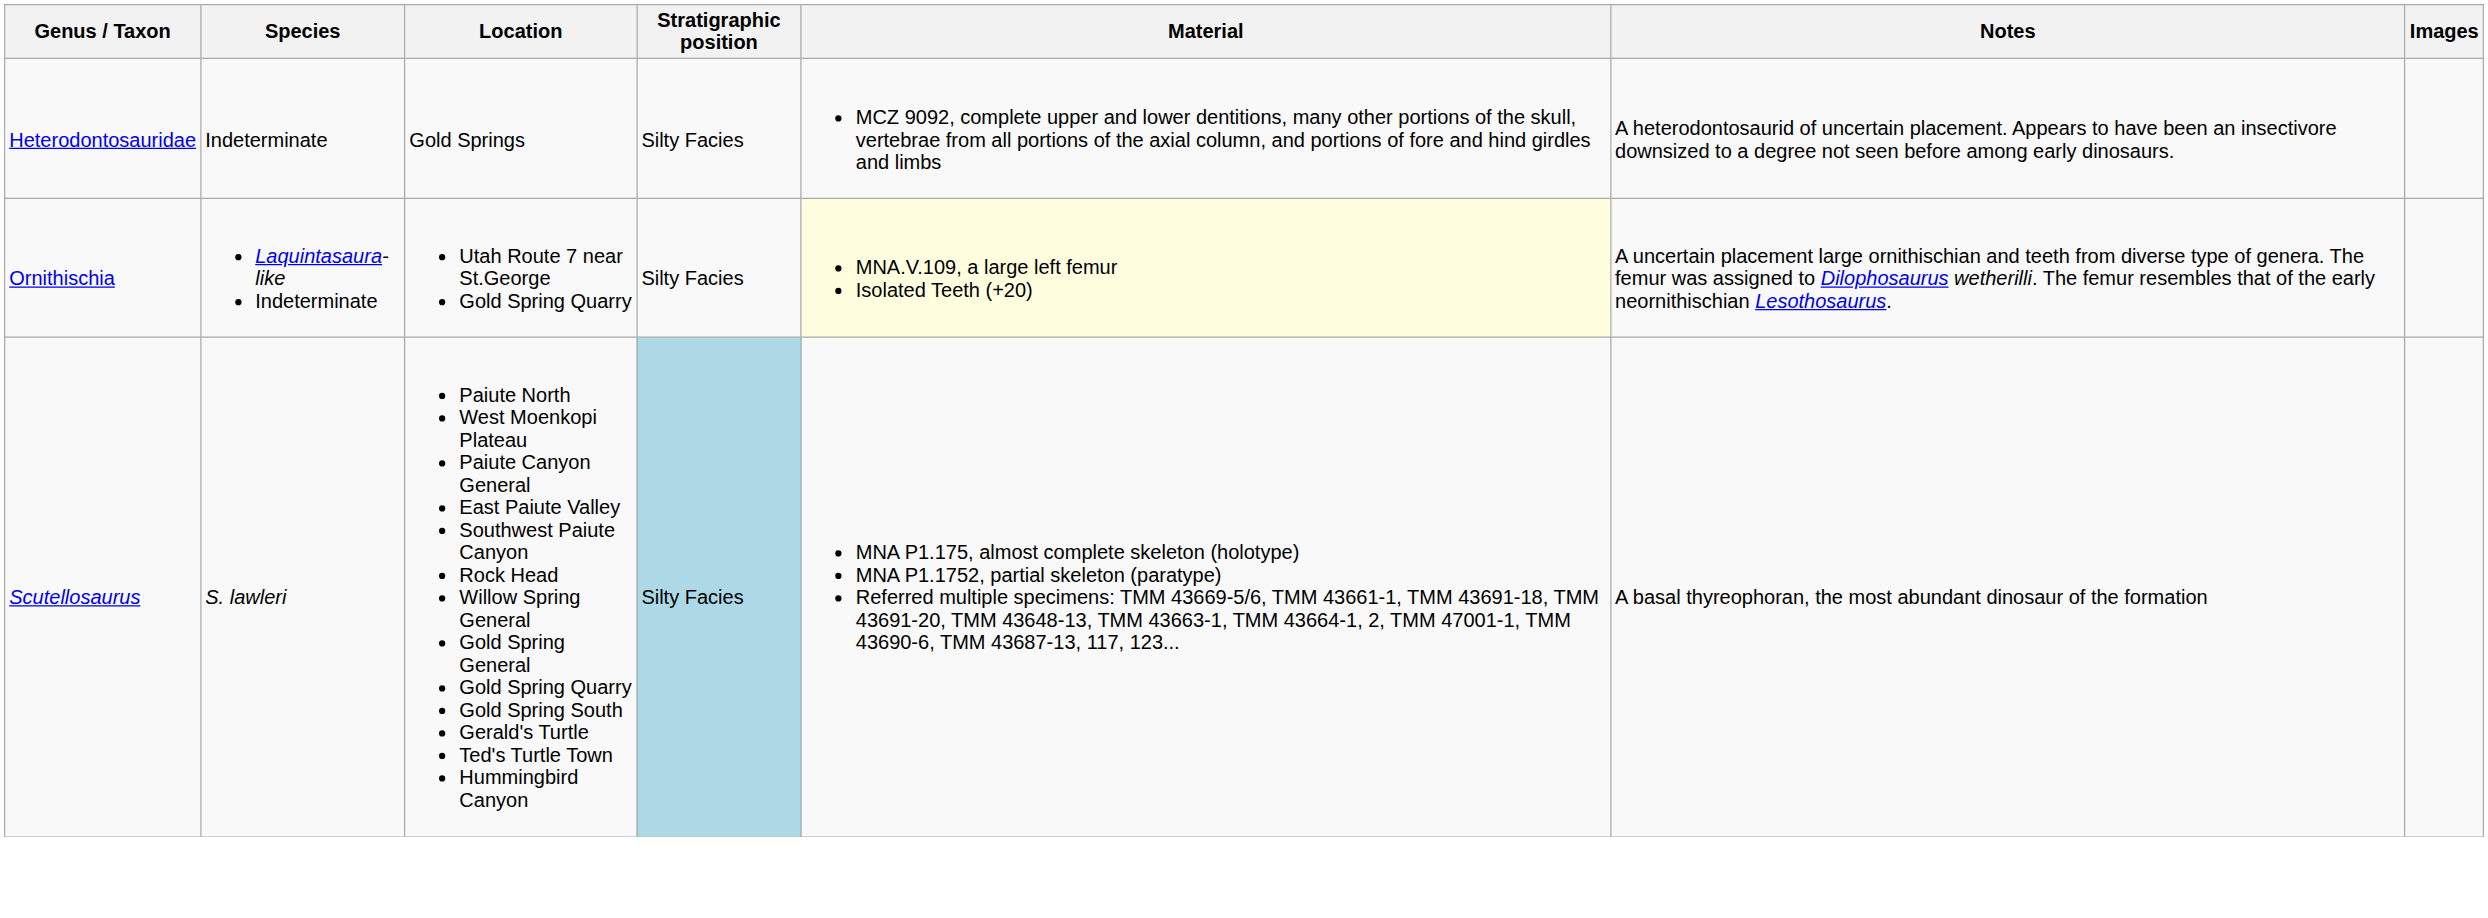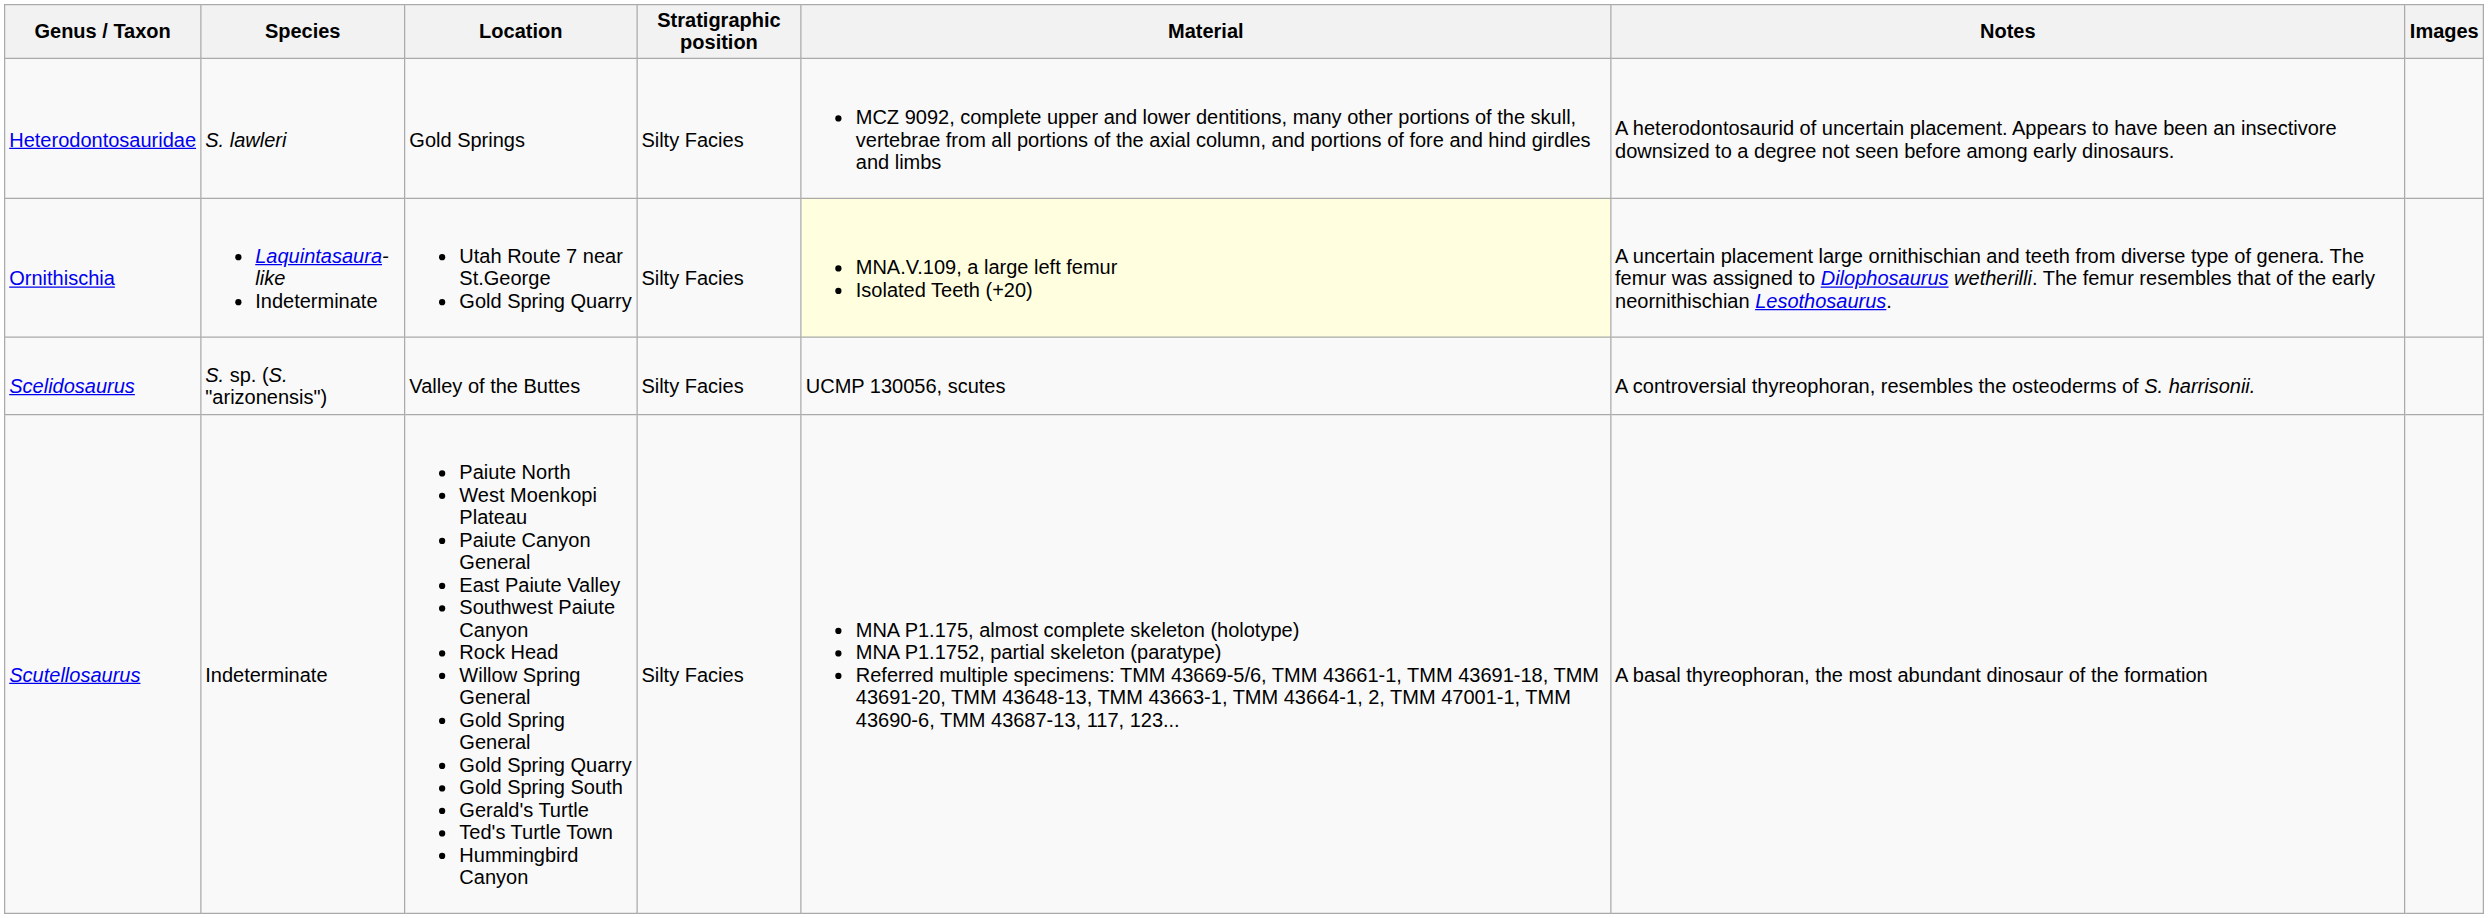(266, 139) Indeterminate -> (246, 139) S. lawleri
+ row: (72, 386)
(246, 598) S. lawleri -> (266, 674) Indeterminate
(693, 598) lightblue background -> (693, 674) no background
